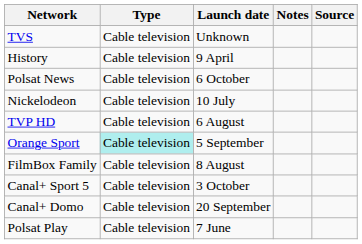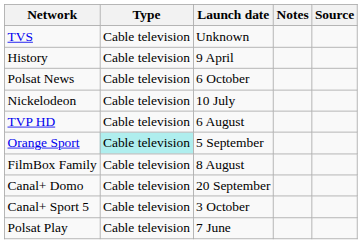rows swapped: (45, 206) <-> (48, 185)
